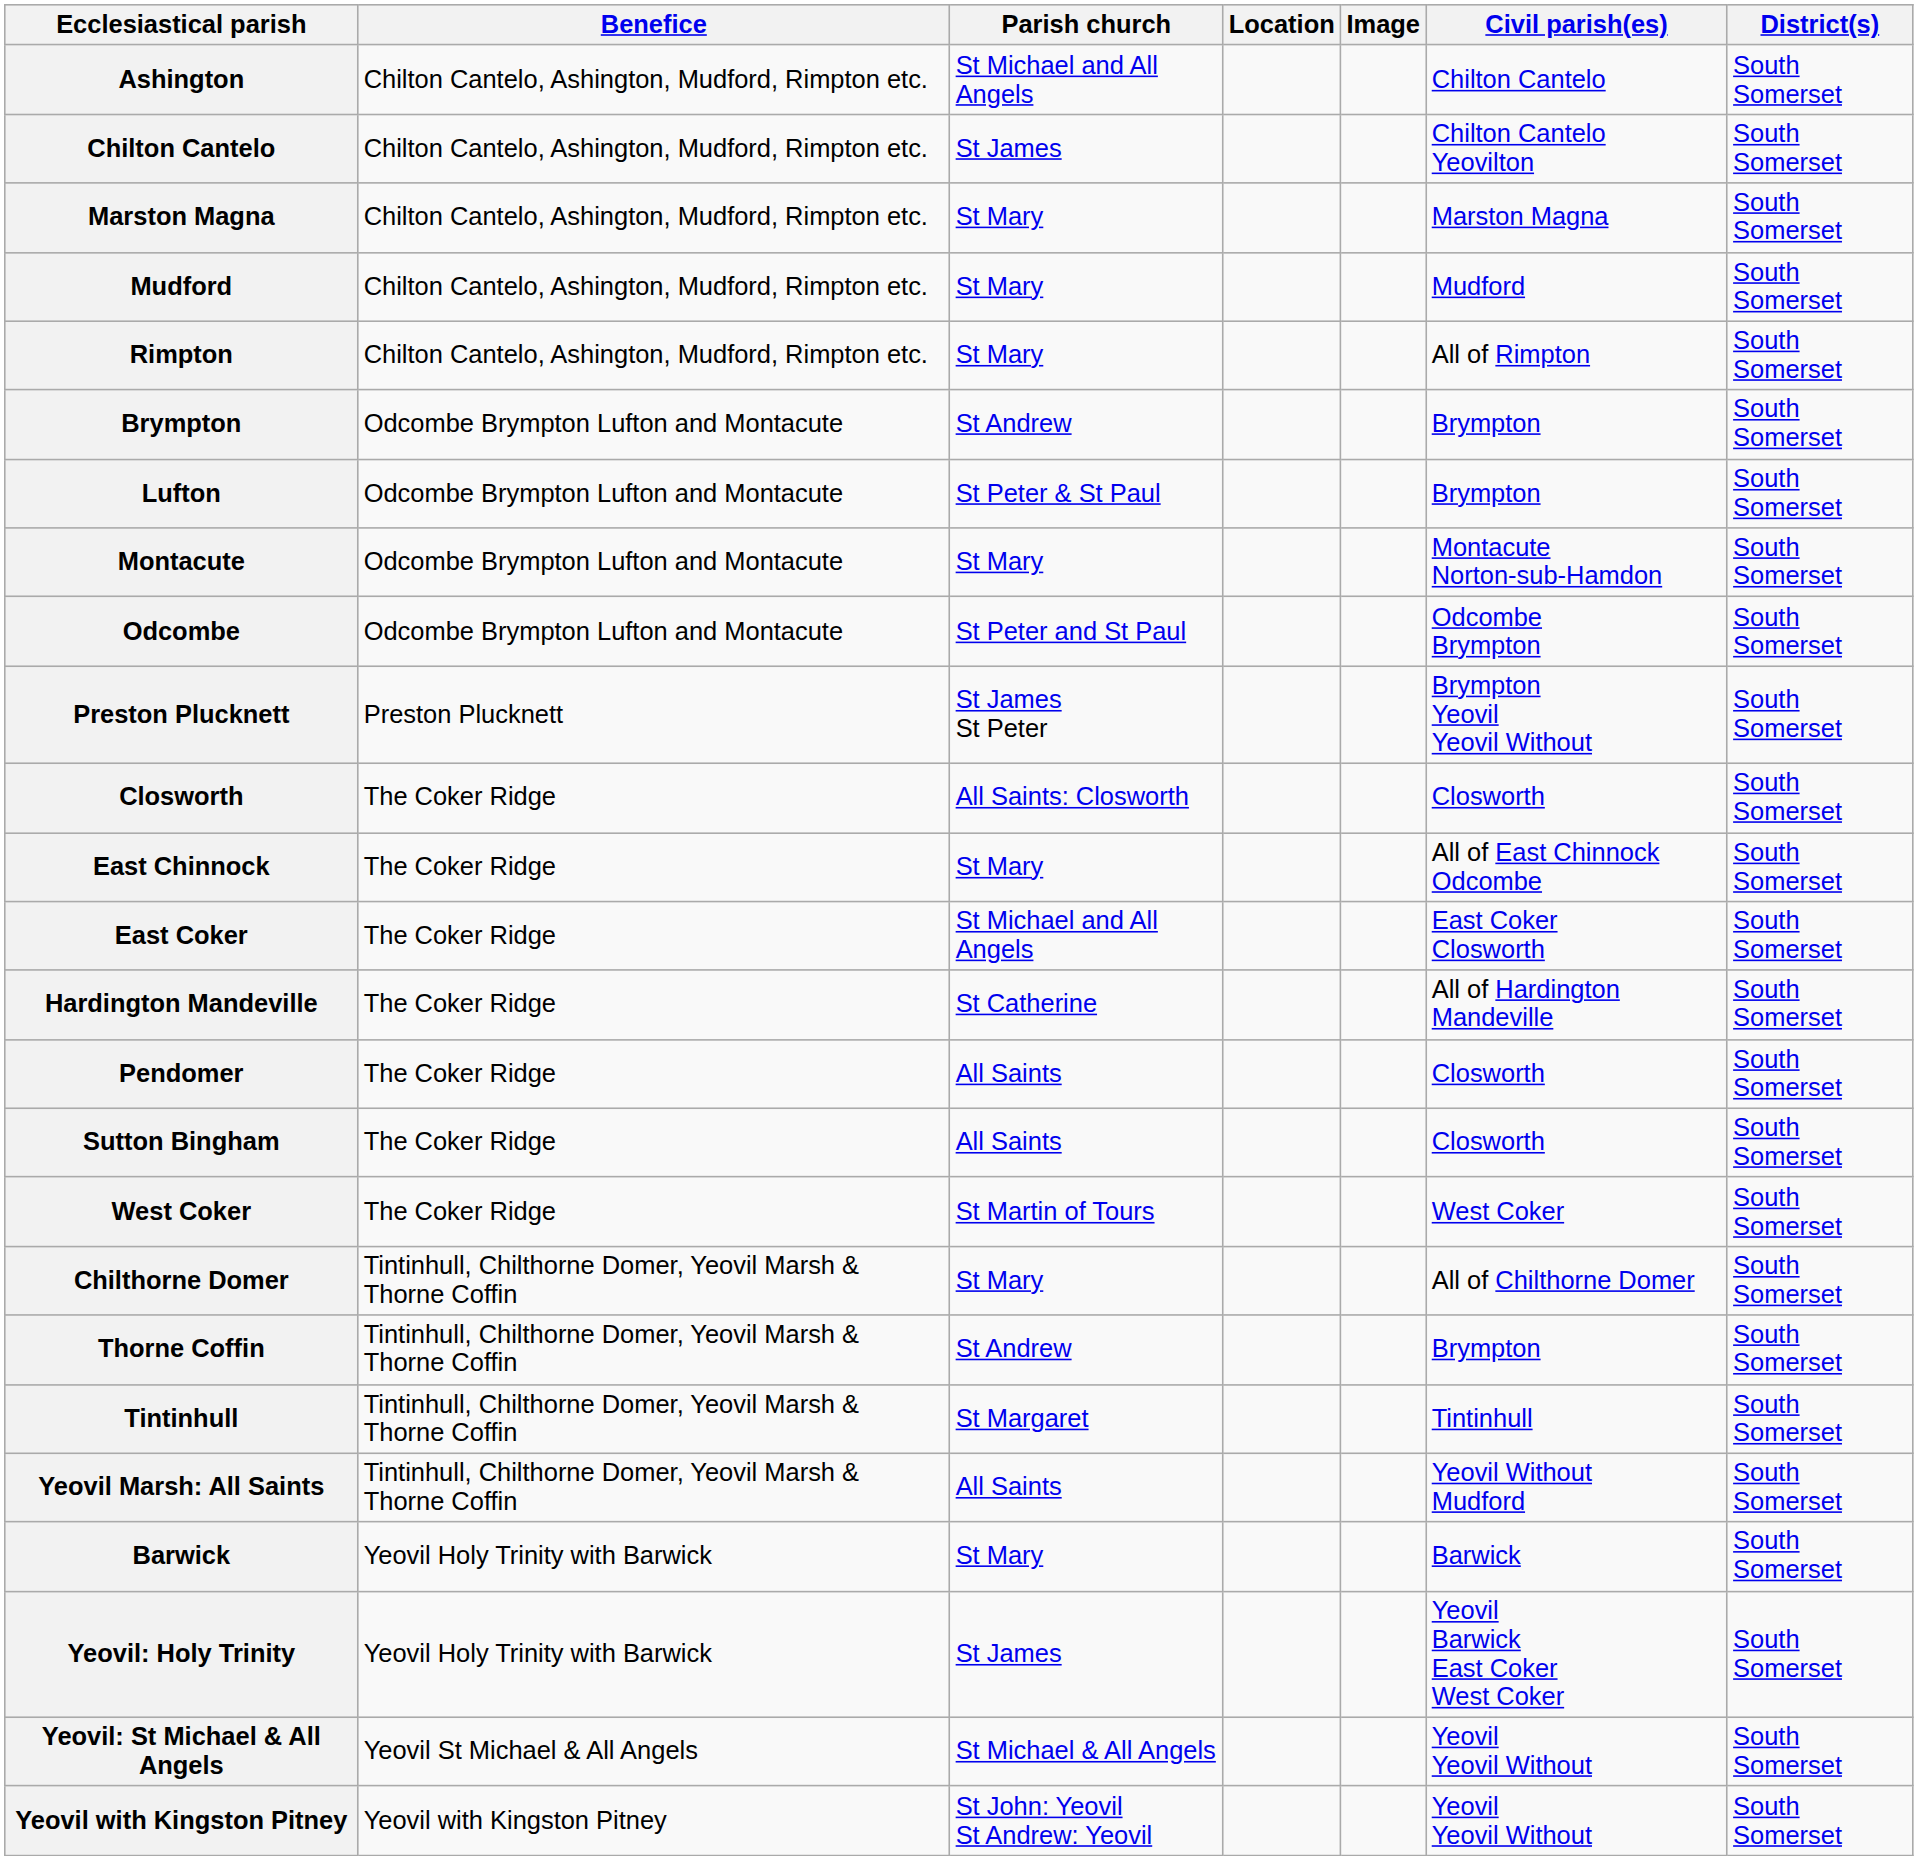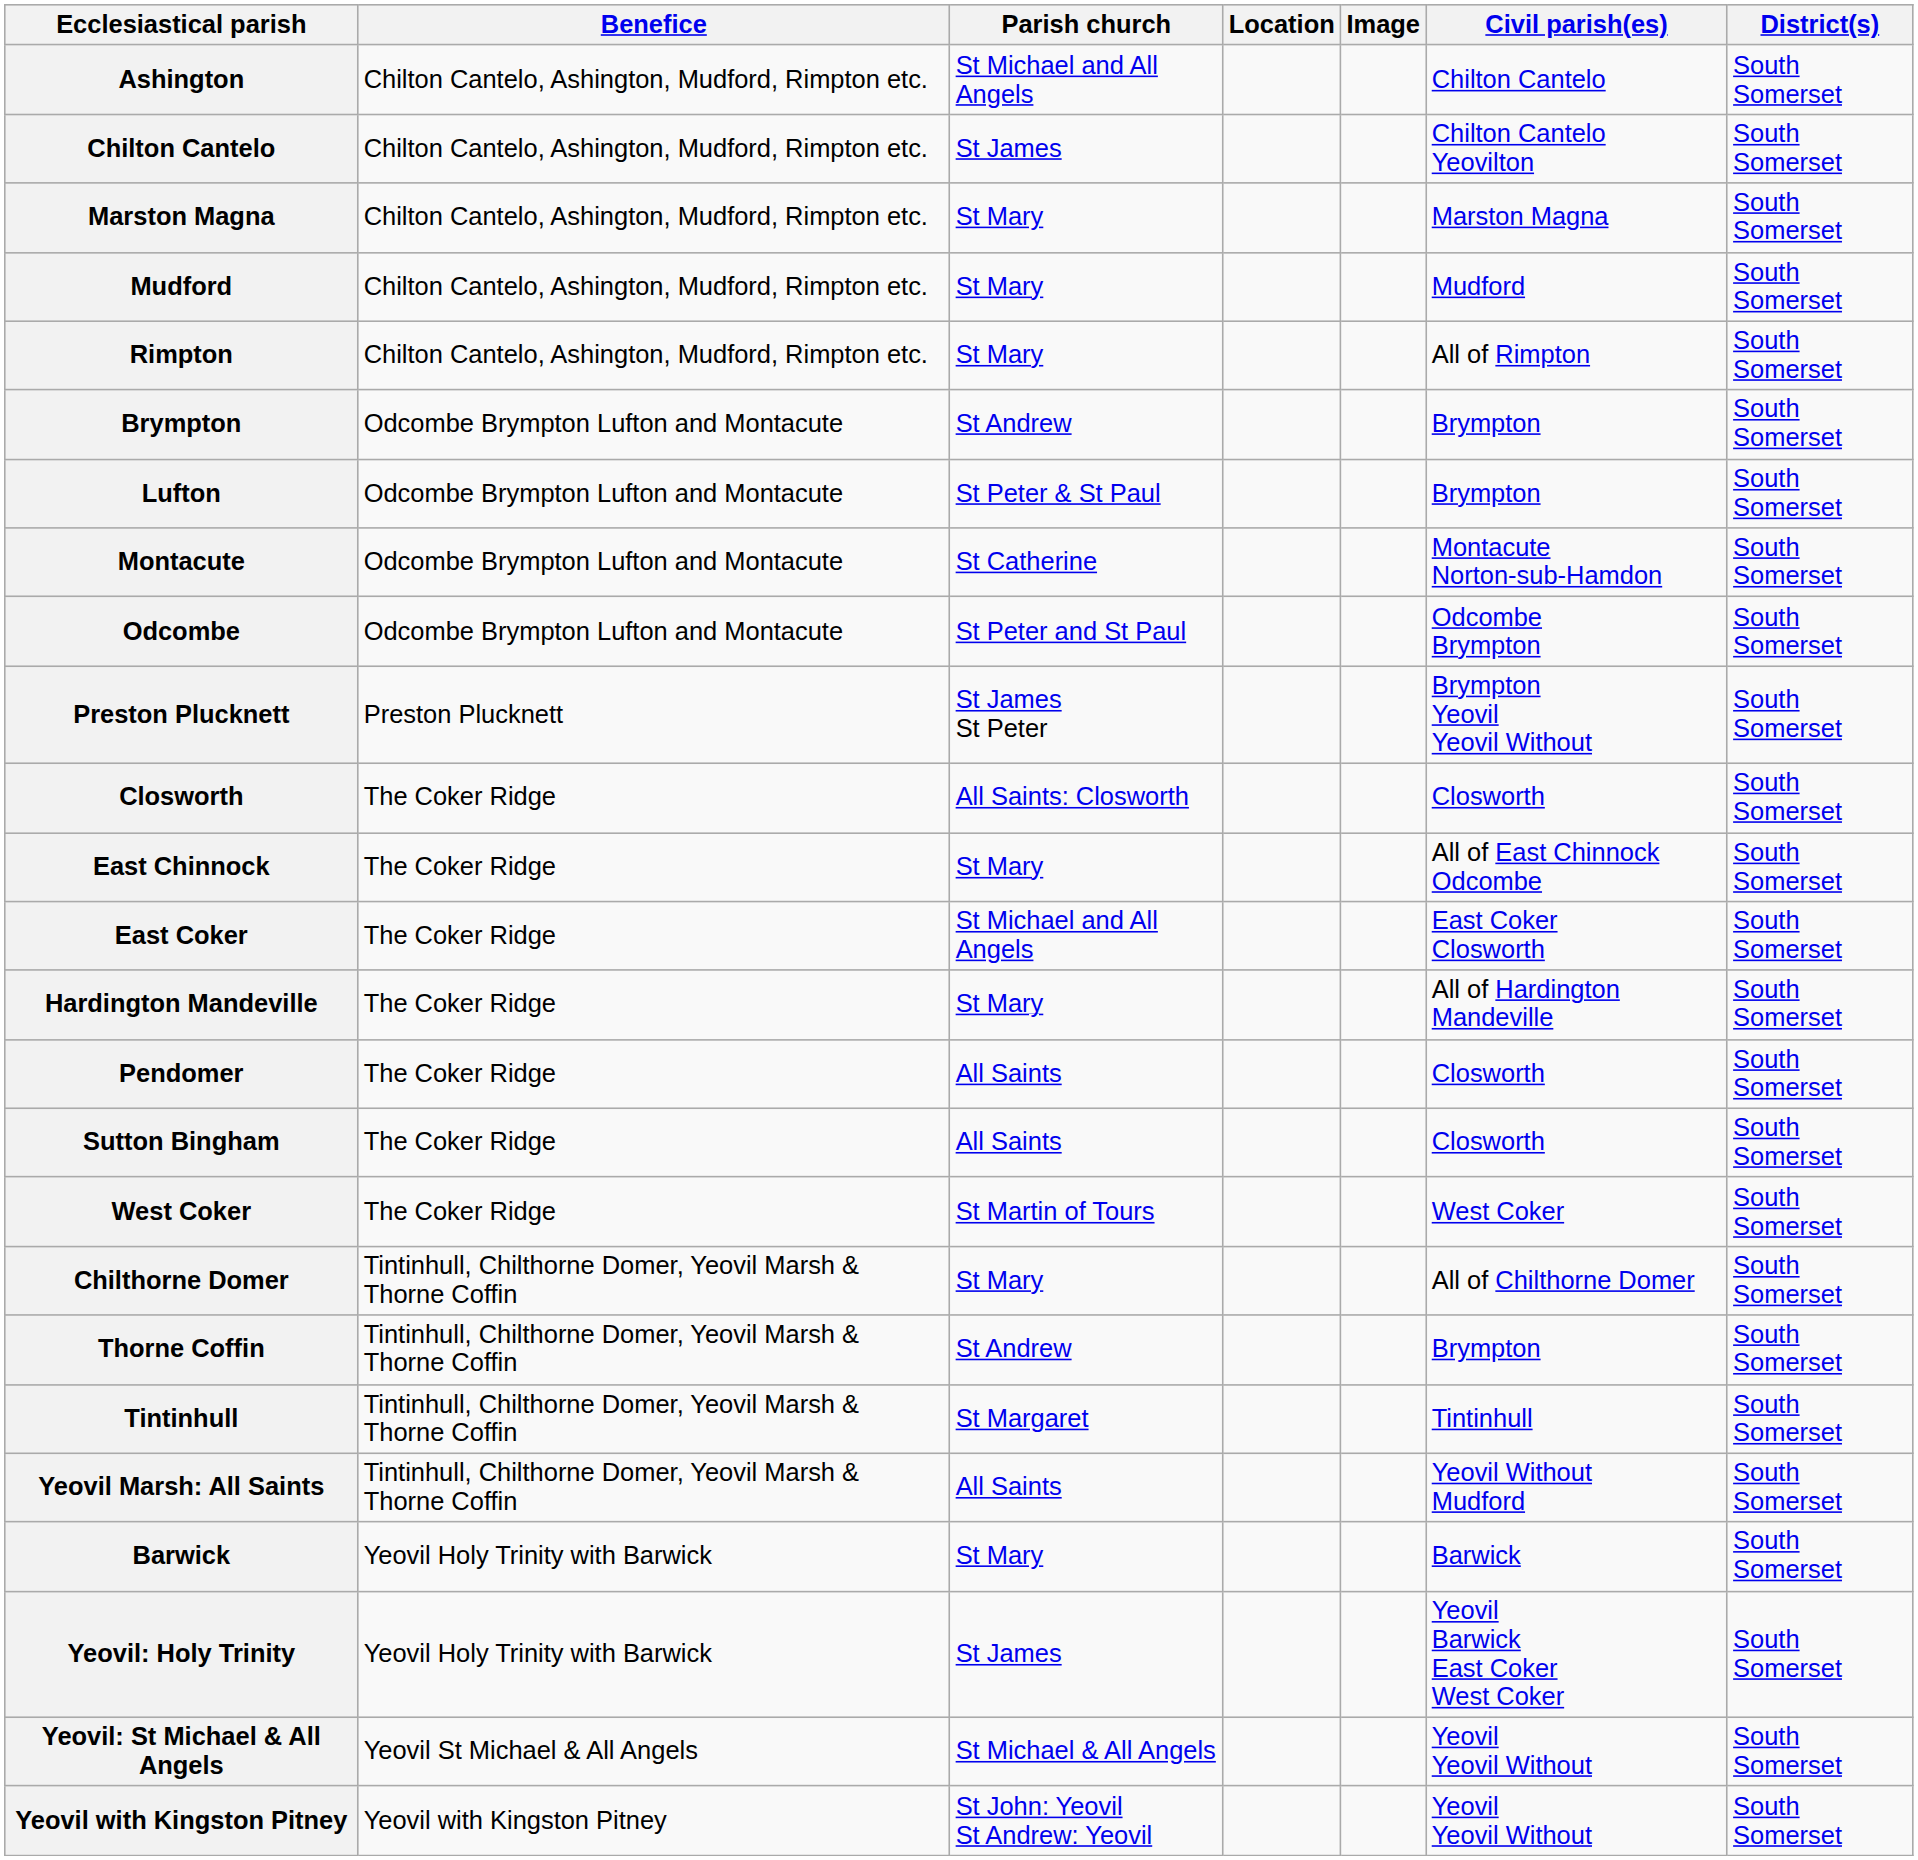(999, 562) St Mary -> (1026, 562) St Catherine
(1026, 1004) St Catherine -> (999, 1004) St Mary
